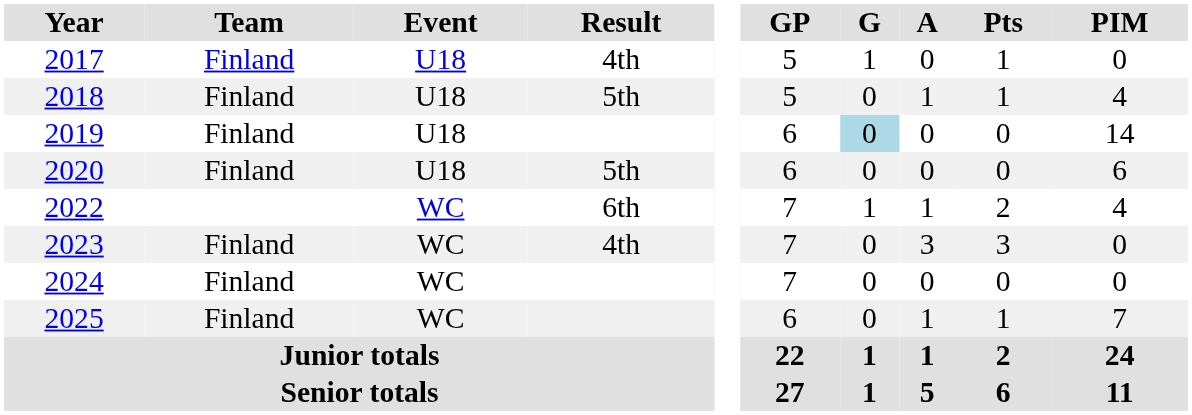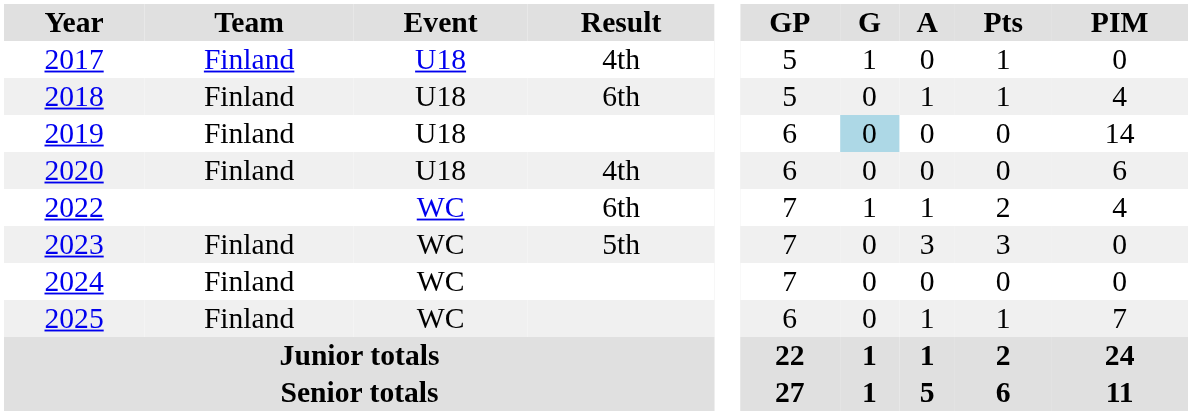(621, 96) 5th -> (621, 96) 6th
(621, 170) 5th -> (621, 170) 4th
(621, 244) 4th -> (621, 244) 5th
